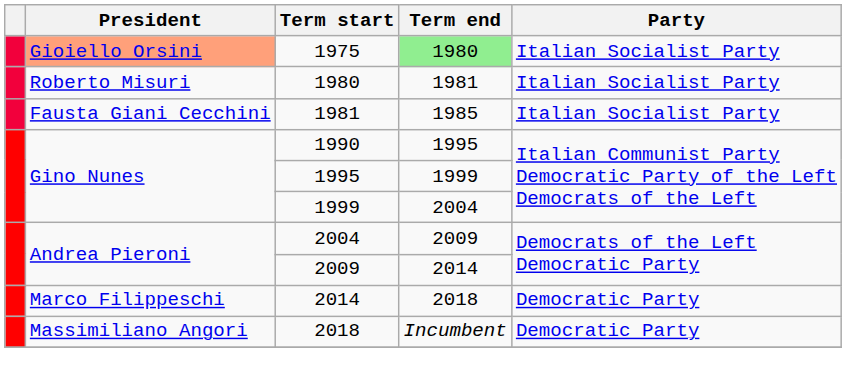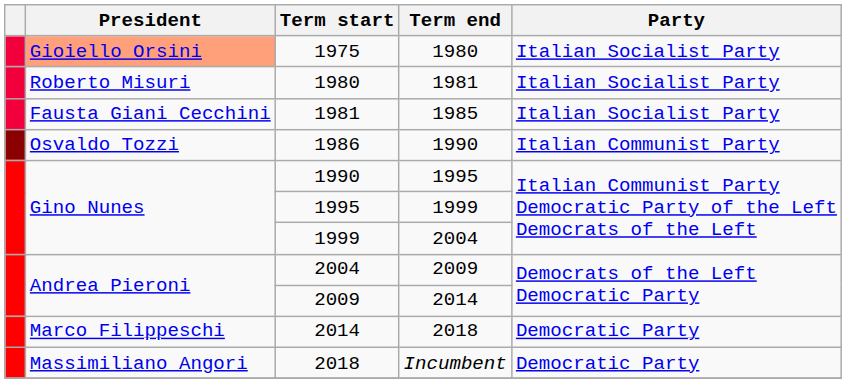(455, 51) lightgreen background -> (455, 51) no background
+ row: (337, 145)
